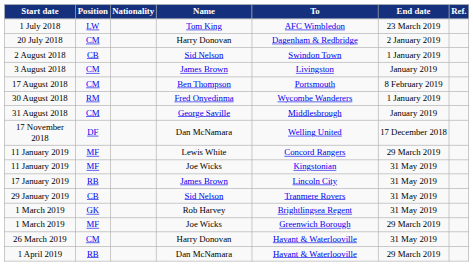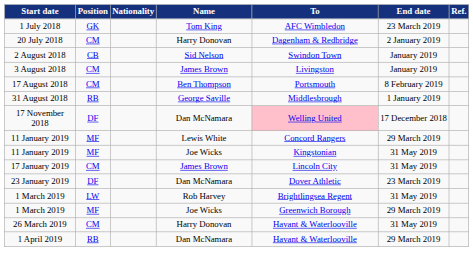(93, 26) LW -> (93, 26) GK
(414, 55) 1 January 2019 -> (414, 55) January 2019
- row: (40, 99)
(93, 113) CM -> (93, 99) RB
(414, 113) January 2019 -> (414, 99) 1 January 2019
(315, 133) no background -> (315, 118) pink background
(93, 181) RB -> (93, 167) CM
+ row: (40, 181)
- row: (40, 196)
(93, 210) GK -> (93, 196) LW
